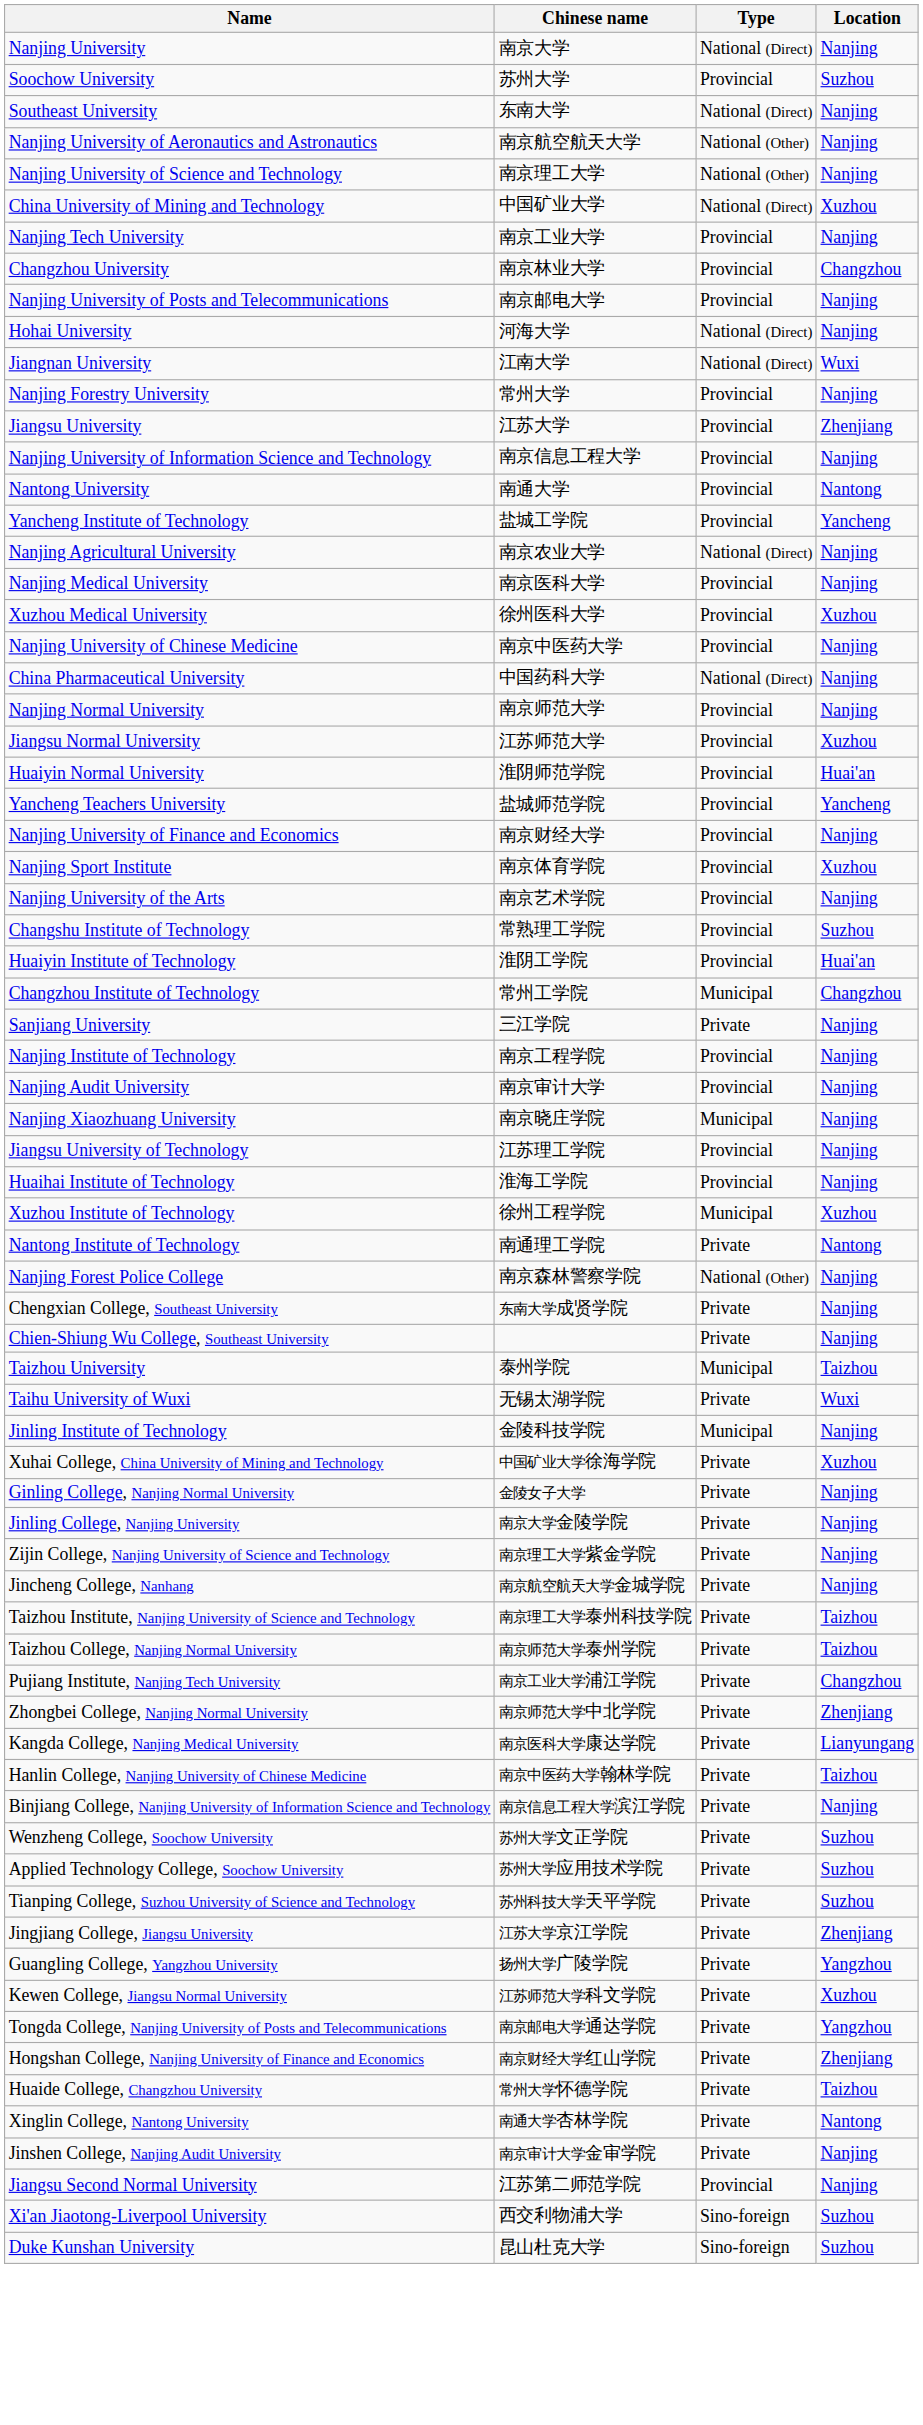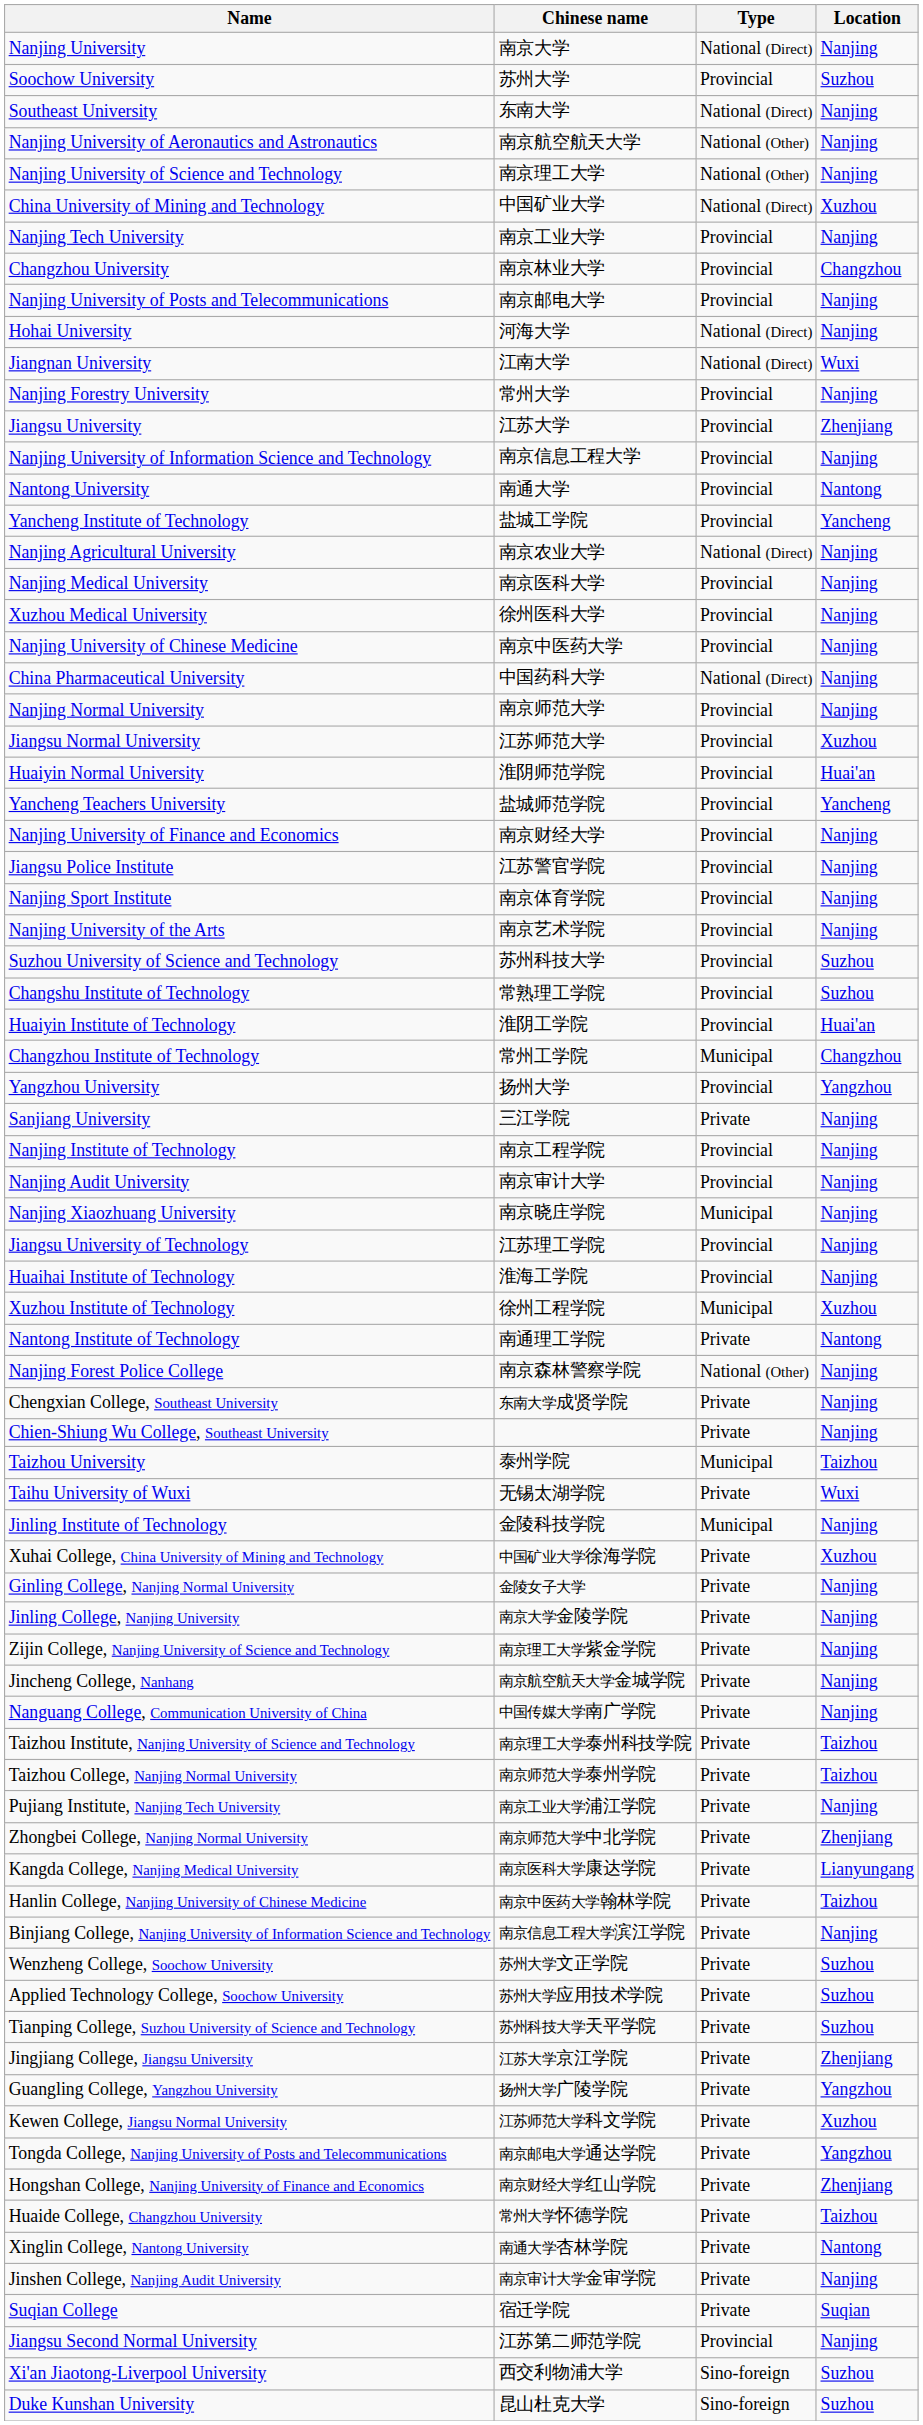(849, 615) Xuzhou -> (849, 615) Nanjing
+ row: (91, 867)
(849, 867) Xuzhou -> (849, 898) Nanjing
+ row: (173, 961)
+ row: (84, 1087)
+ row: (188, 1712)
(861, 1680) Changzhou -> (849, 1806) Nanjing
+ row: (63, 2310)
